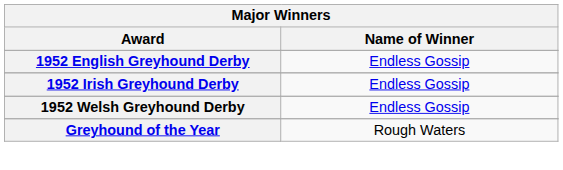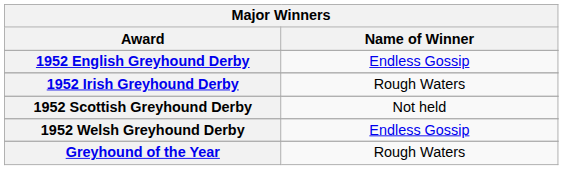(419, 84) Endless Gossip -> (419, 84) Rough Waters
+ row: (143, 107)
